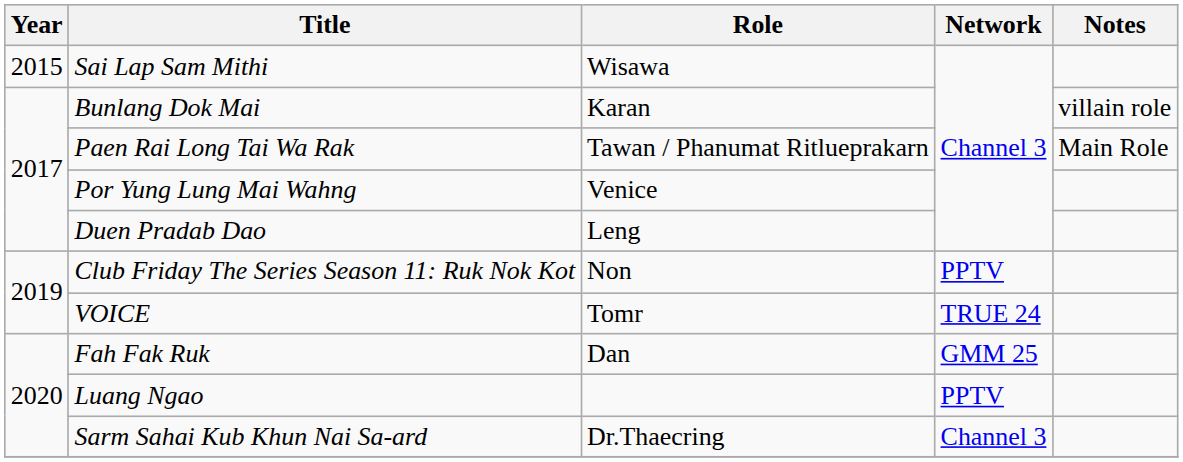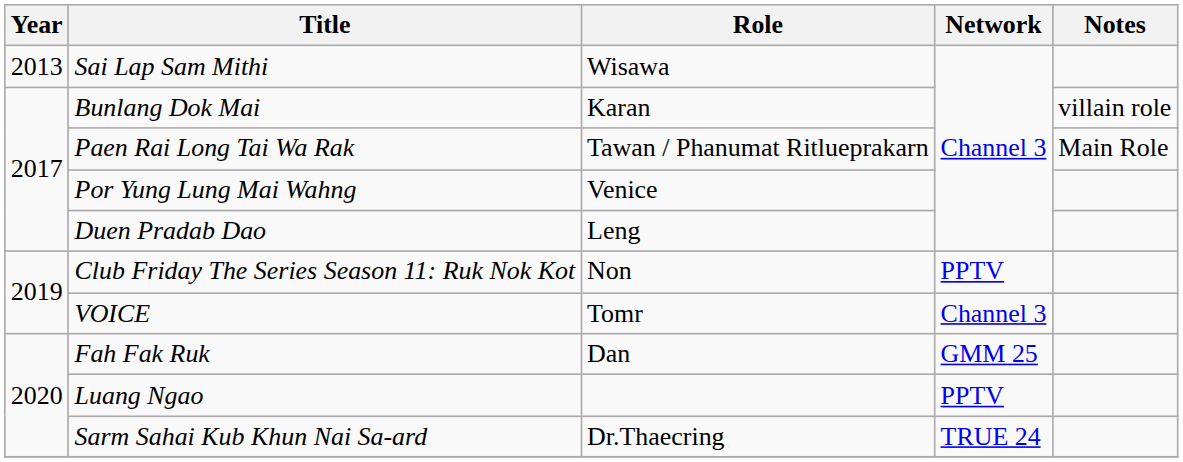(37, 66) 2015 -> (37, 66) 2013
(991, 312) TRUE 24 -> (994, 312) Channel 3
(994, 436) Channel 3 -> (991, 436) TRUE 24
